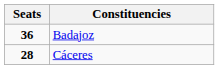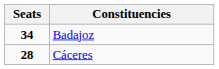(27, 34) 36 -> (27, 34) 34
